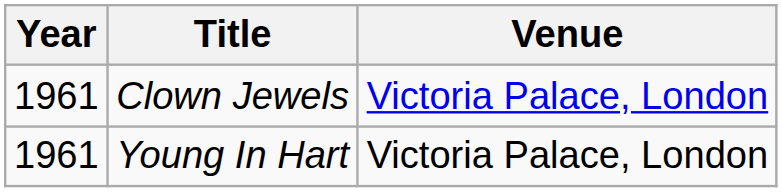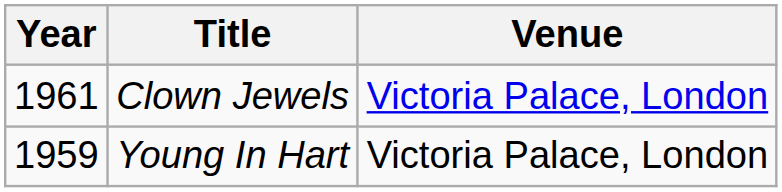(56, 155) 1961 -> (56, 155) 1959
